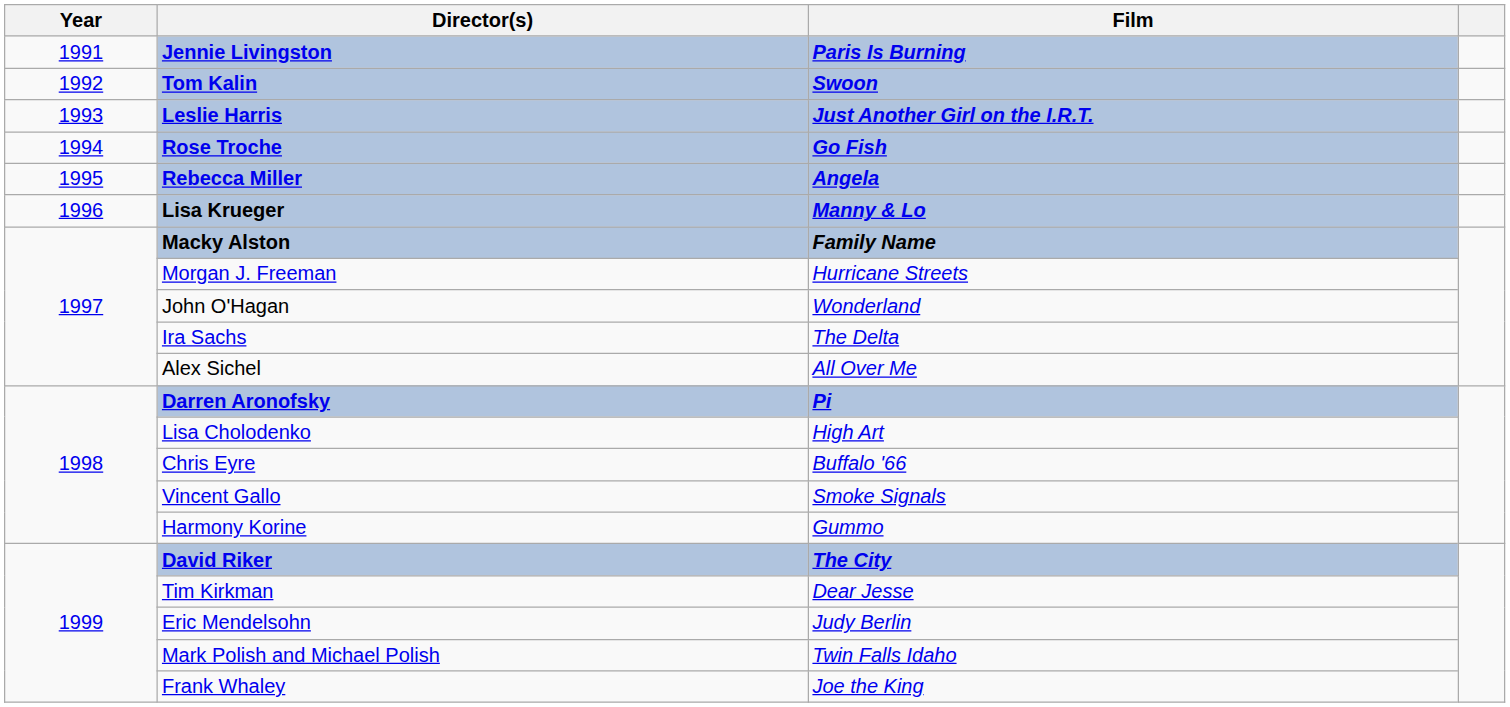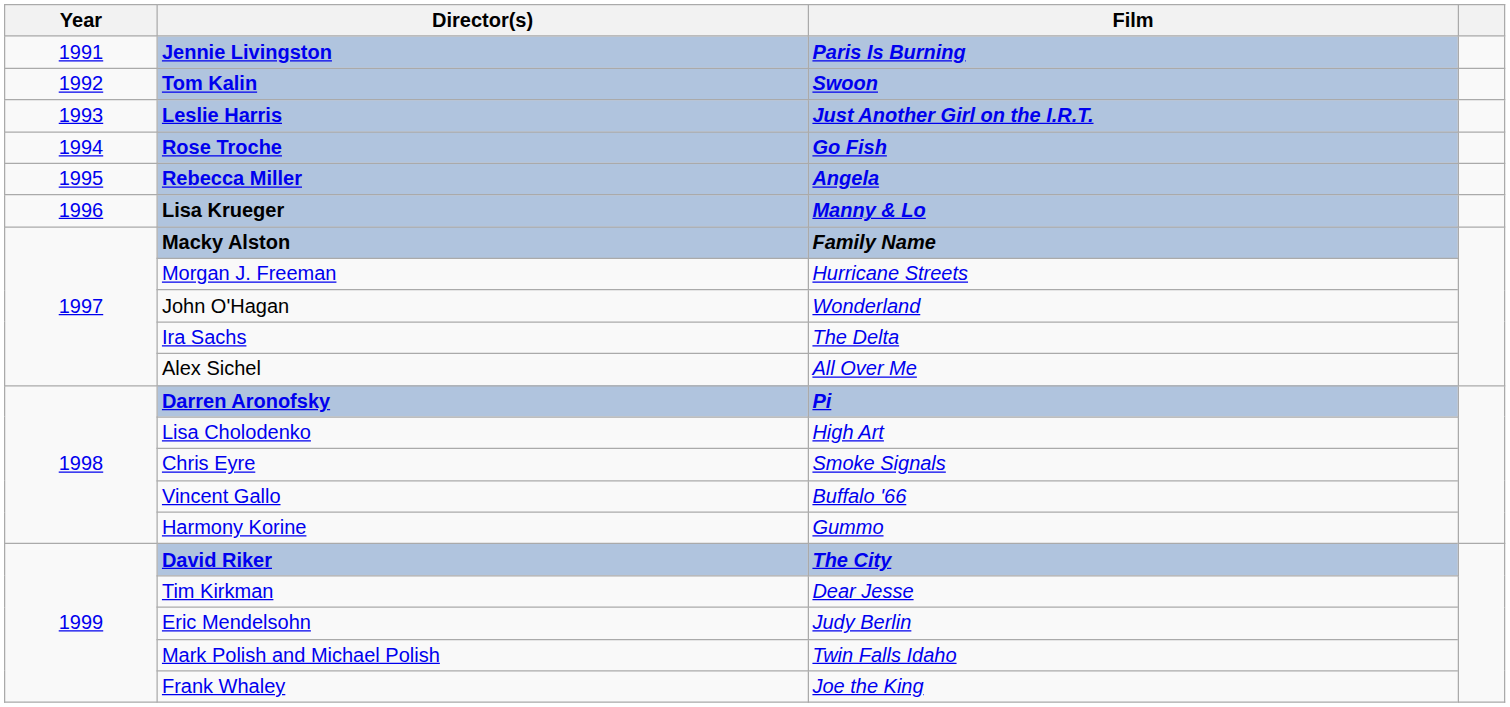(859, 464) Buffalo '66 -> (879, 464) Smoke Signals
(879, 496) Smoke Signals -> (859, 496) Buffalo '66
